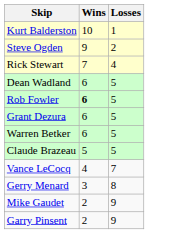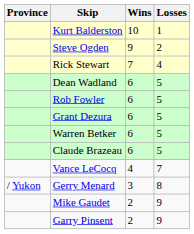+ column: (27, 13)
(84, 99) bold -> (130, 99) normal
(84, 151) 5 -> (130, 151) 6
